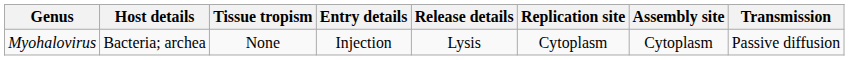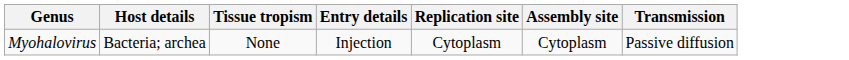- column: (464, 17)
